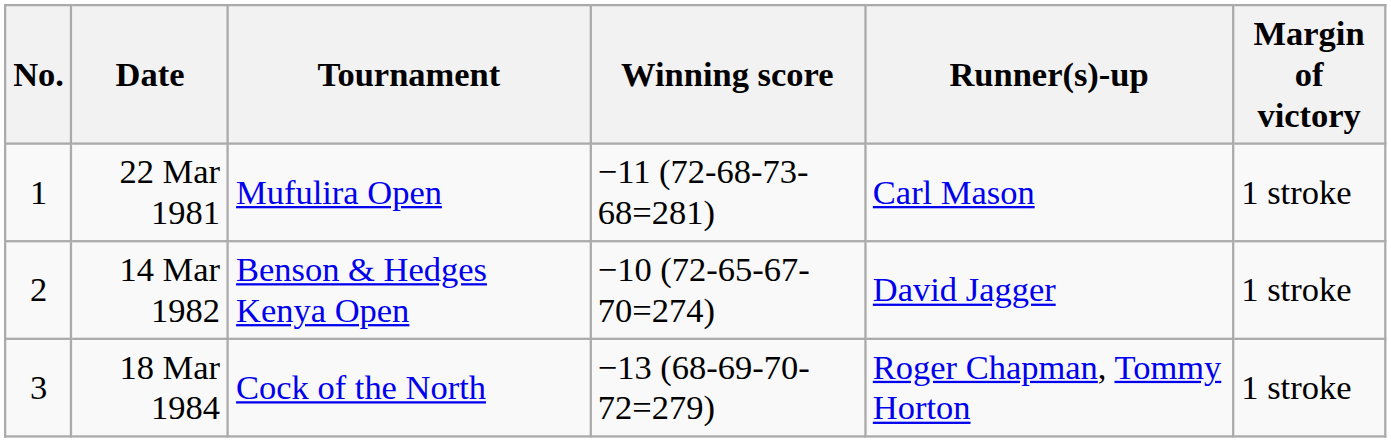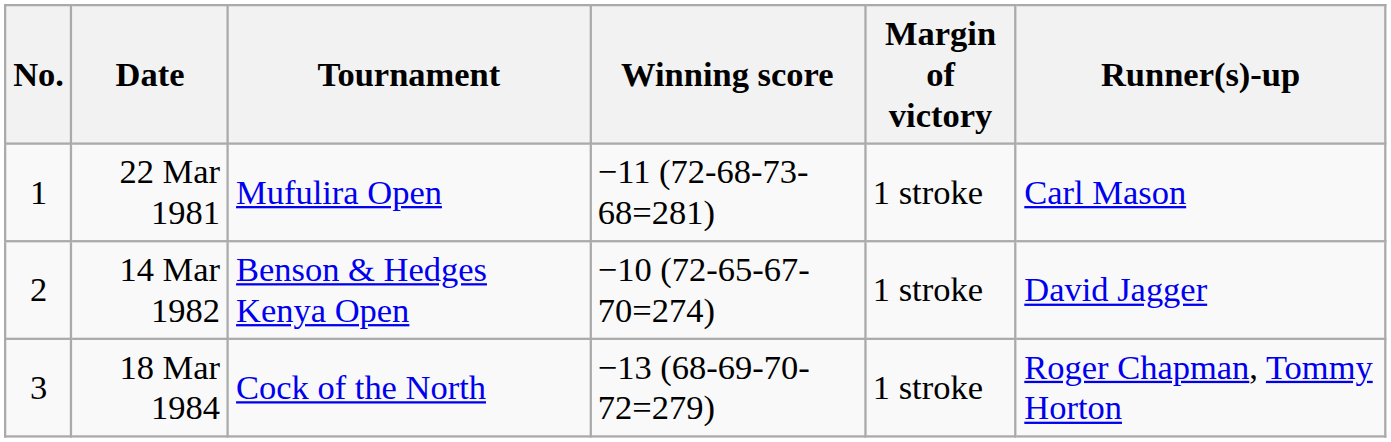columns swapped: (1309, 73) <-> (1049, 73)
